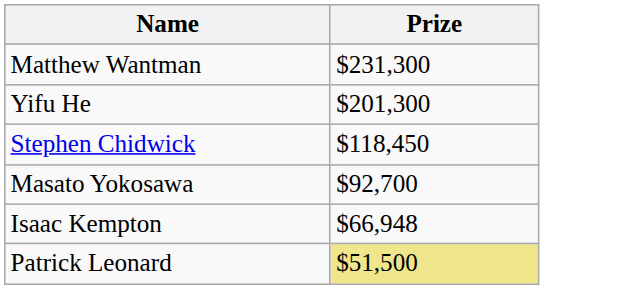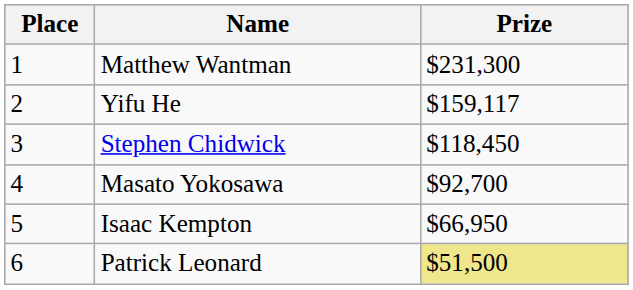+ column: (50, 24)
(383, 104) $201,300 -> (473, 104) $159,117
(377, 223) $66,948 -> (467, 223) $66,950
